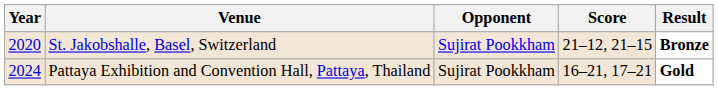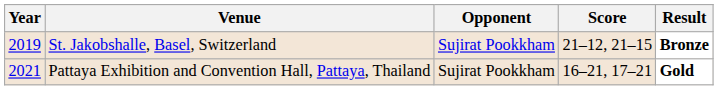(25, 45) 2020 -> (25, 45) 2019
(25, 71) 2024 -> (25, 71) 2021
